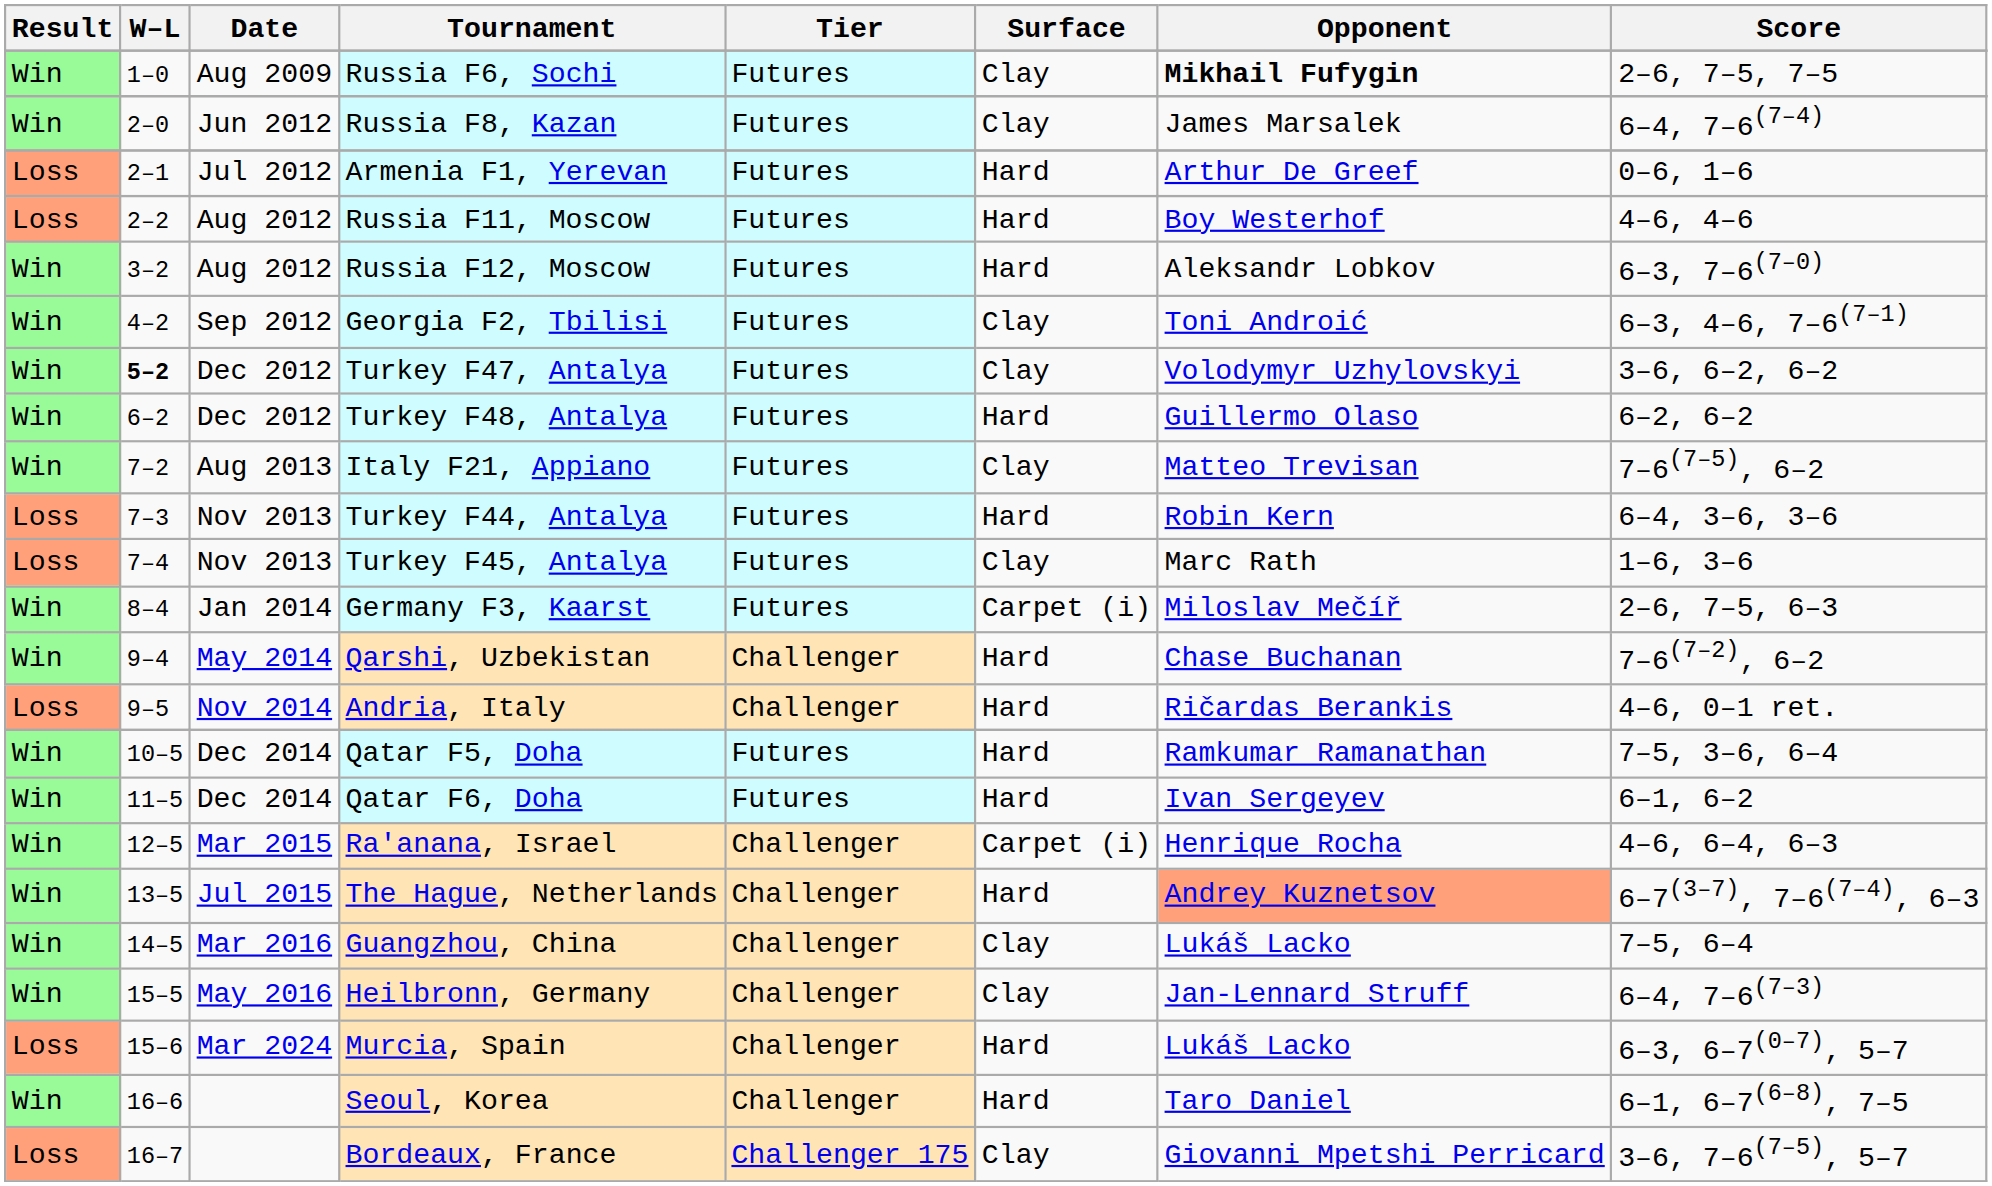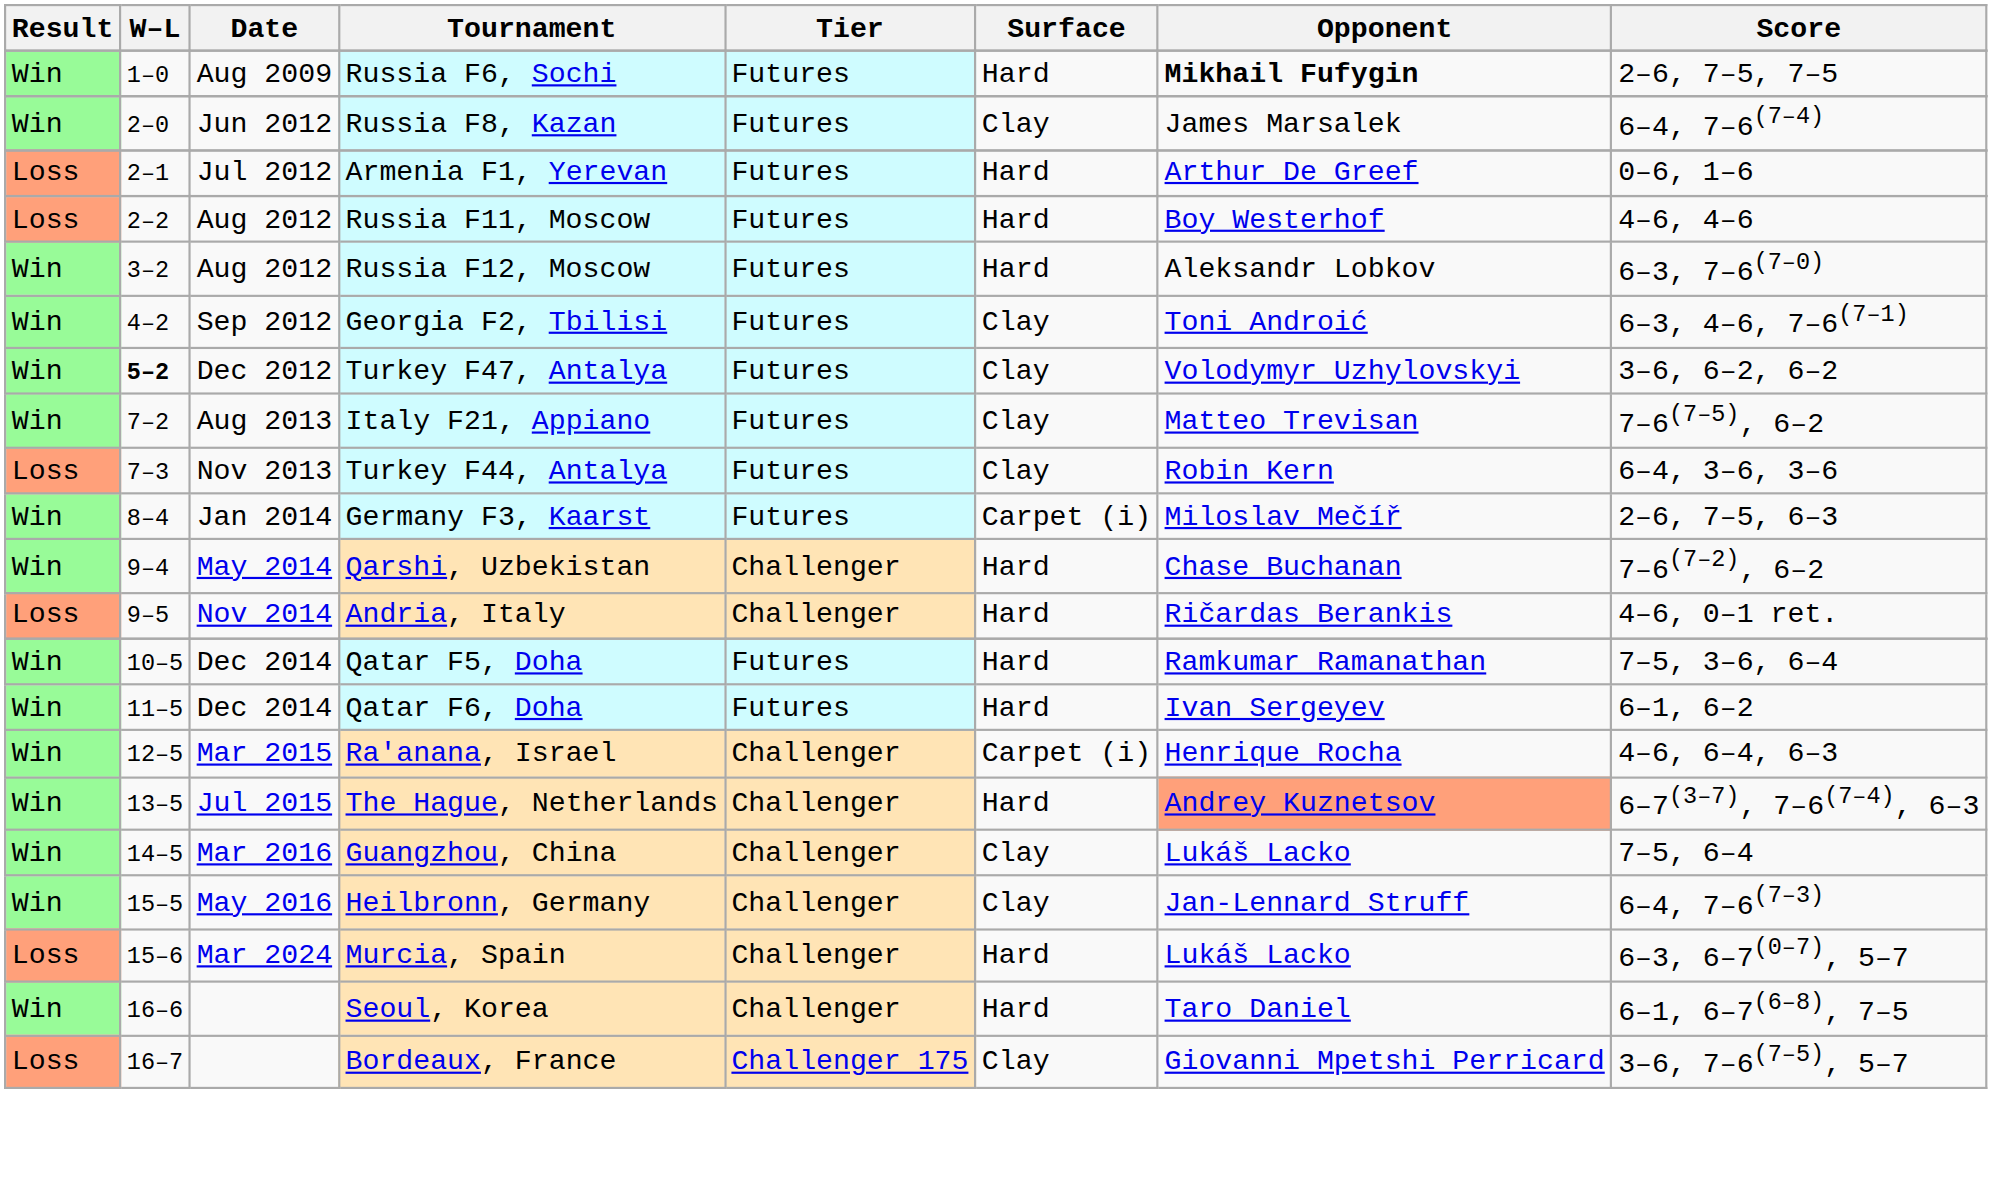(1016, 74) Clay -> (1016, 74) Hard
- row: (506, 418)
(1016, 517) Hard -> (1016, 471) Clay
- row: (506, 563)
